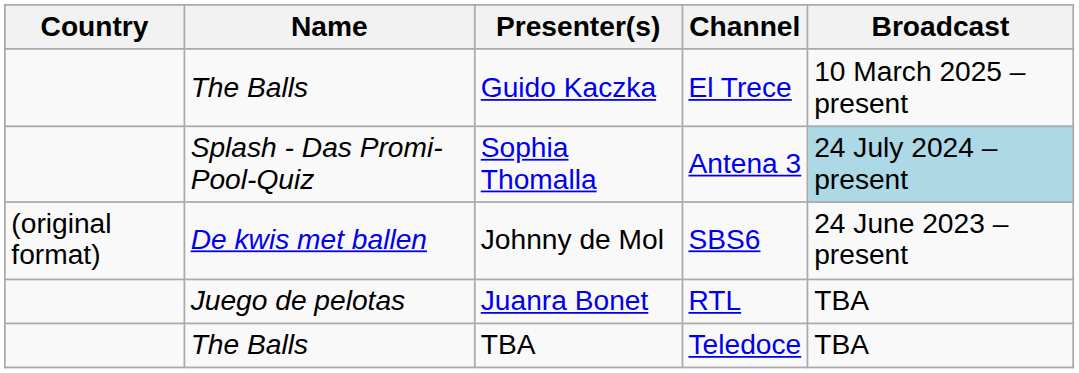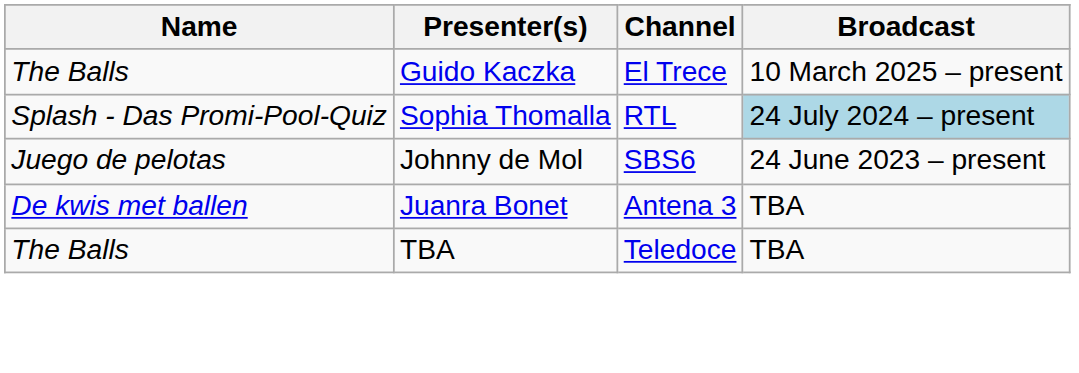- column: (95, 26)
(745, 163) Antena 3 -> (650, 116) RTL
(309, 240) De kwis met ballen -> (119, 160) Juego de pelotas
(298, 300) Juego de pelotas -> (130, 205) De kwis met ballen
(715, 300) RTL -> (680, 205) Antena 3
